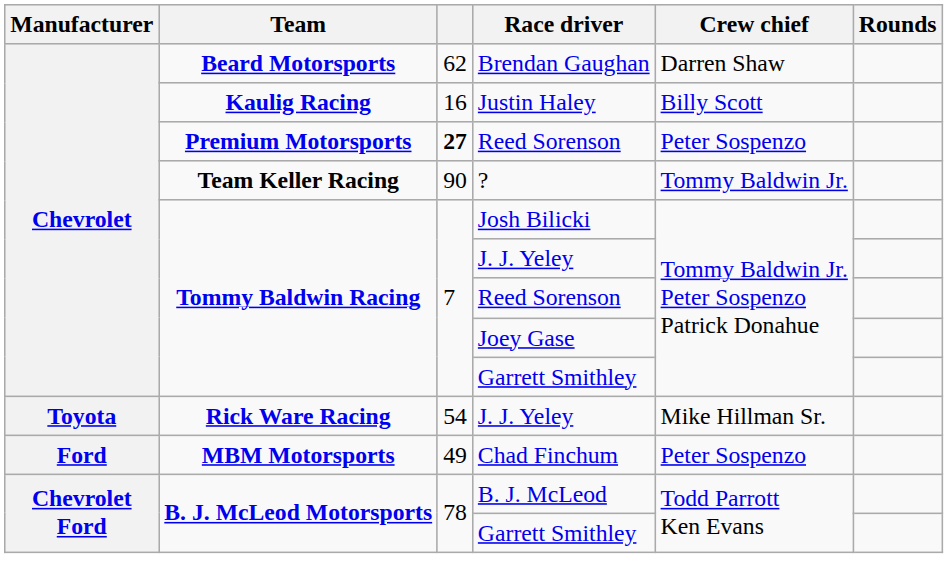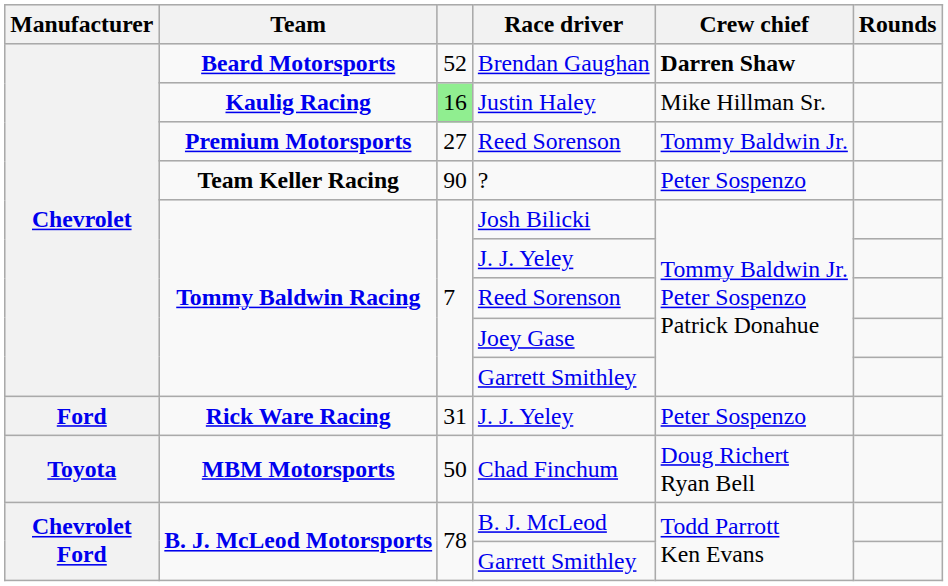(455, 63) 62 -> (455, 63) 52
(723, 63) normal -> (728, 63) bold
(455, 102) no background -> (455, 102) lightgreen background
(712, 102) Billy Scott -> (743, 102) Mike Hillman Sr.
(455, 141) bold -> (455, 141) normal
(733, 141) Peter Sospenzo -> (754, 141) Tommy Baldwin Jr.
(754, 180) Tommy Baldwin Jr. -> (733, 180) Peter Sospenzo
(82, 415) Toyota -> (82, 415) Ford
(455, 415) 54 -> (455, 415) 31
(743, 415) Mike Hillman Sr. -> (733, 415) Peter Sospenzo
(82, 454) Ford -> (82, 468) Toyota
(455, 454) 49 -> (455, 468) 50
(733, 454) Peter Sospenzo -> (725, 468) Doug Richert Ryan Bell
